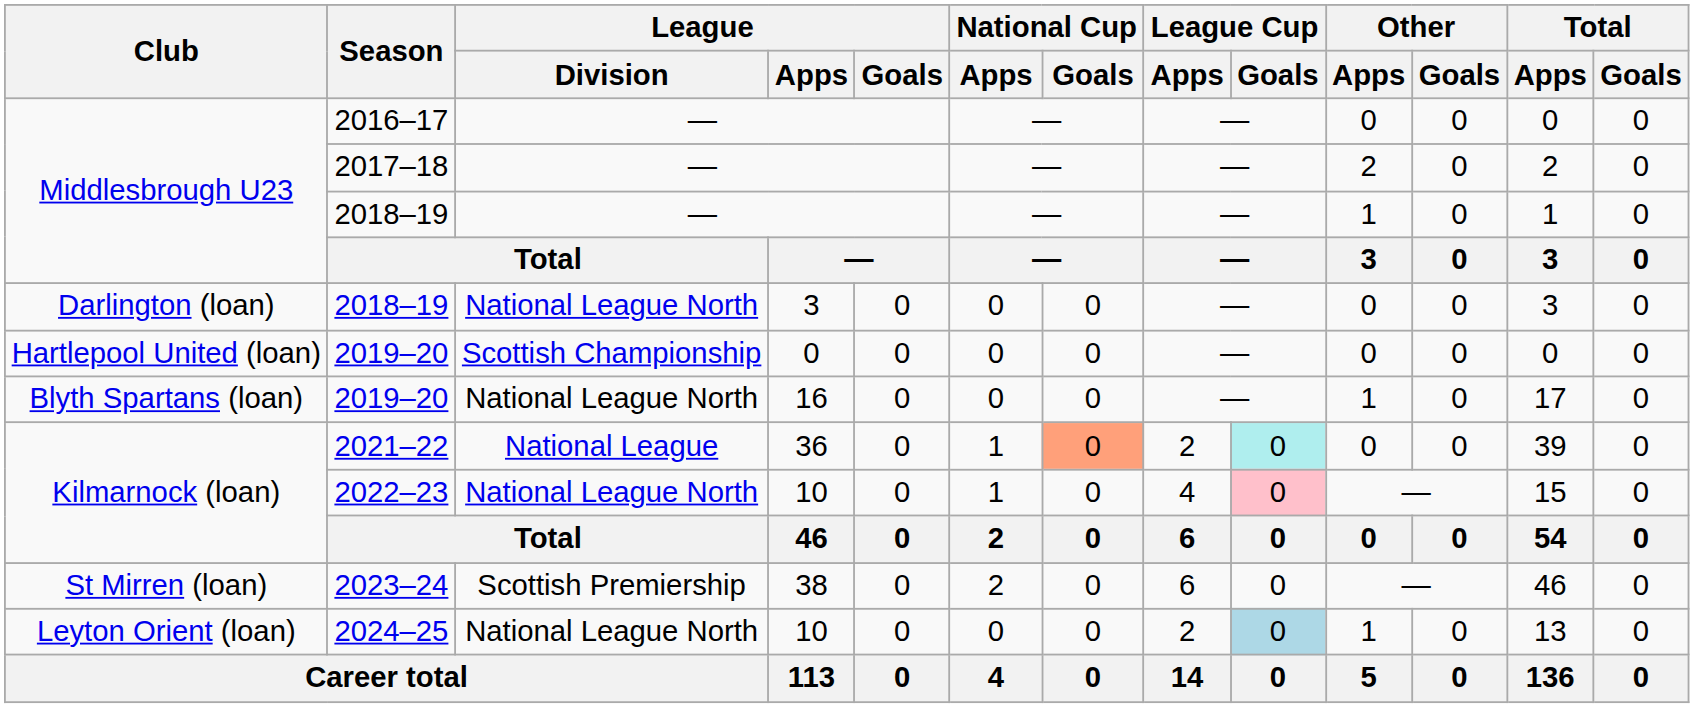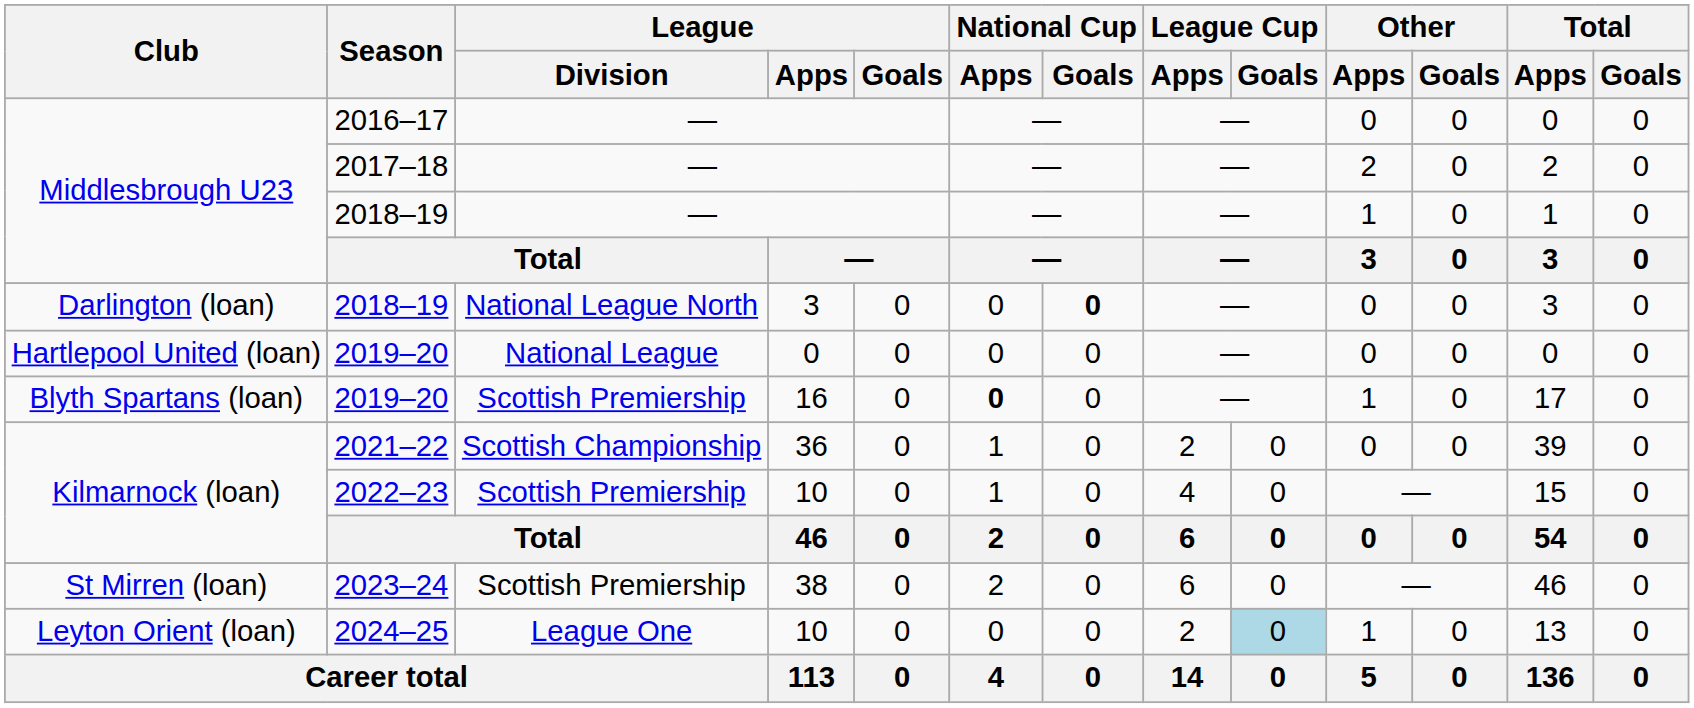(1093, 306) normal -> (1093, 306) bold
(612, 352) Scottish Championship -> (612, 352) National League
(612, 399) National League North -> (612, 399) Scottish Premiership
(996, 399) normal -> (996, 399) bold
(612, 445) National League -> (612, 445) Scottish Championship
(1093, 445) lightsalmon background -> (1093, 445) no background
(1278, 445) paleturquoise background -> (1278, 445) no background
(612, 492) National League North -> (612, 492) Scottish Premiership
(1278, 492) pink background -> (1278, 492) no background
(612, 631) National League North -> (612, 631) League One
